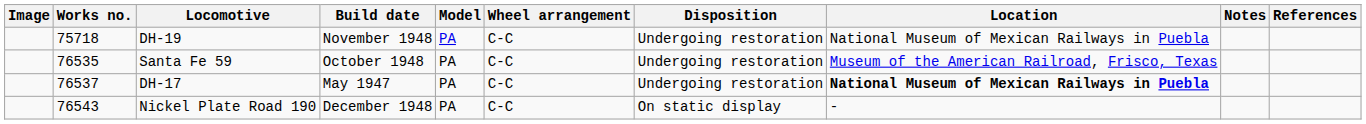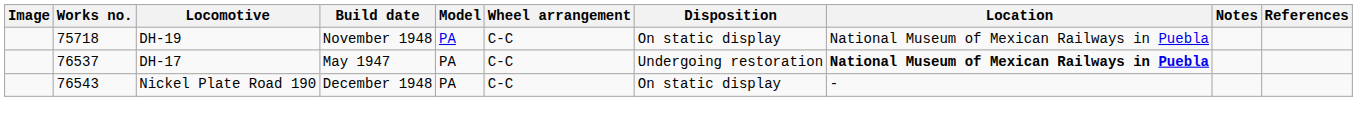(730, 39) Undergoing restoration -> (709, 39) On static display
- row: (186, 62)
